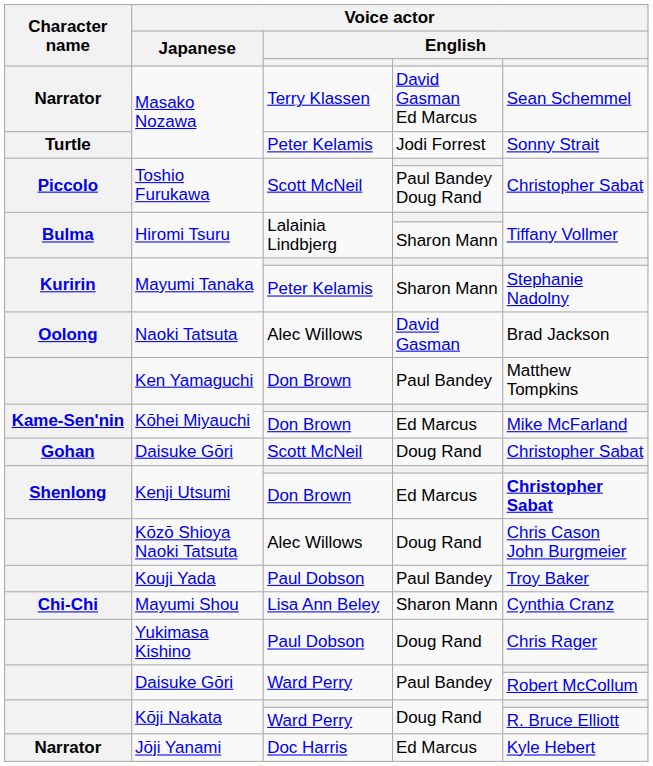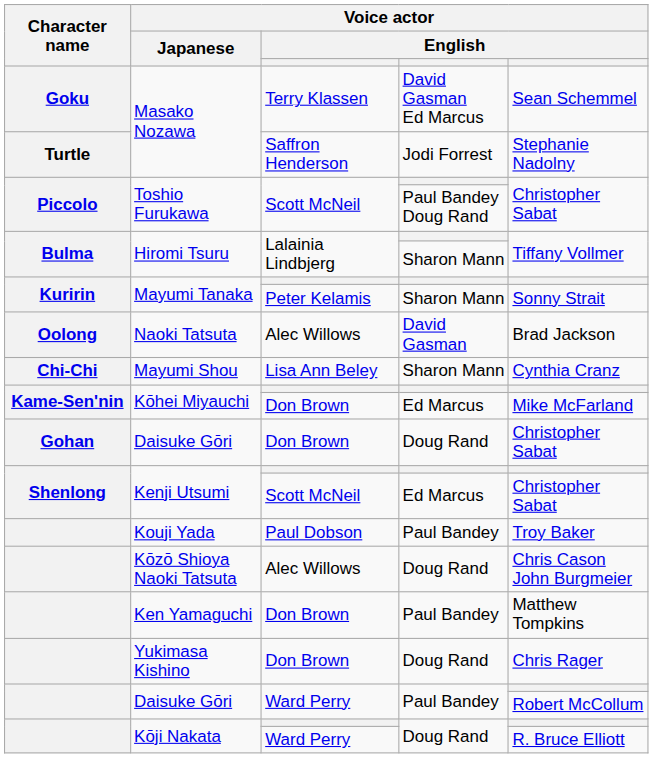(68, 98) Narrator -> (67, 98) Goku
(320, 144) Peter Kelamis -> (307, 154) Saffron Henderson
(553, 144) Sonny Strait -> (551, 154) Stephanie Nadolny
(545, 288) Stephanie Nadolny -> (559, 298) Sonny Strait
rows swapped: (187, 605) <-> (194, 380)
(315, 451) Scott McNeil -> (307, 442) Don Brown
(309, 496) Don Brown -> (313, 496) Scott McNeil
(555, 496) bold -> (556, 496) normal
rows swapped: (175, 578) <-> (186, 541)
(316, 641) Paul Dobson -> (307, 660) Don Brown
- row: (178, 747)
